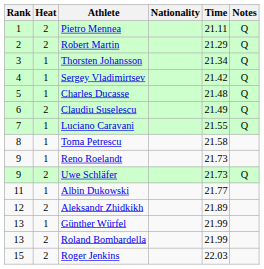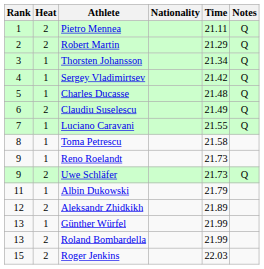(216, 191) 21.77 -> (216, 191) 21.79
